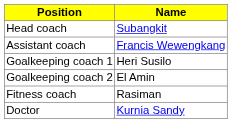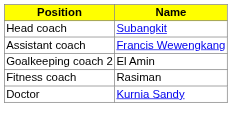- row: (59, 61)
